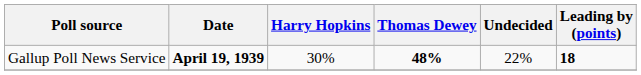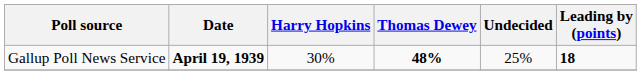(518, 57) 22% -> (518, 57) 25%
